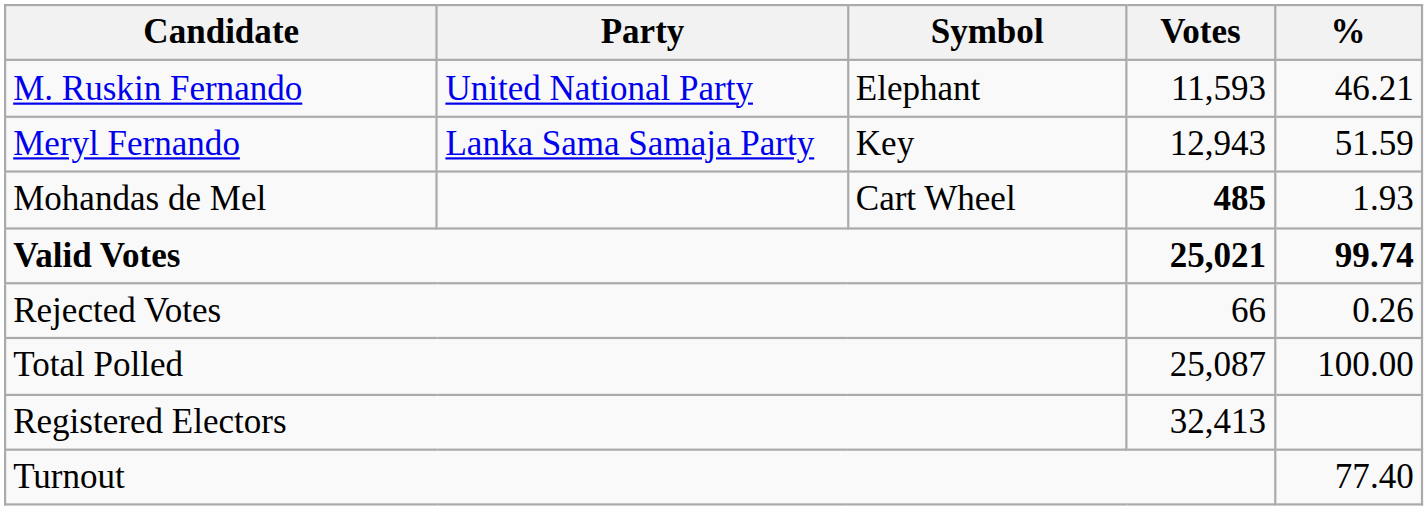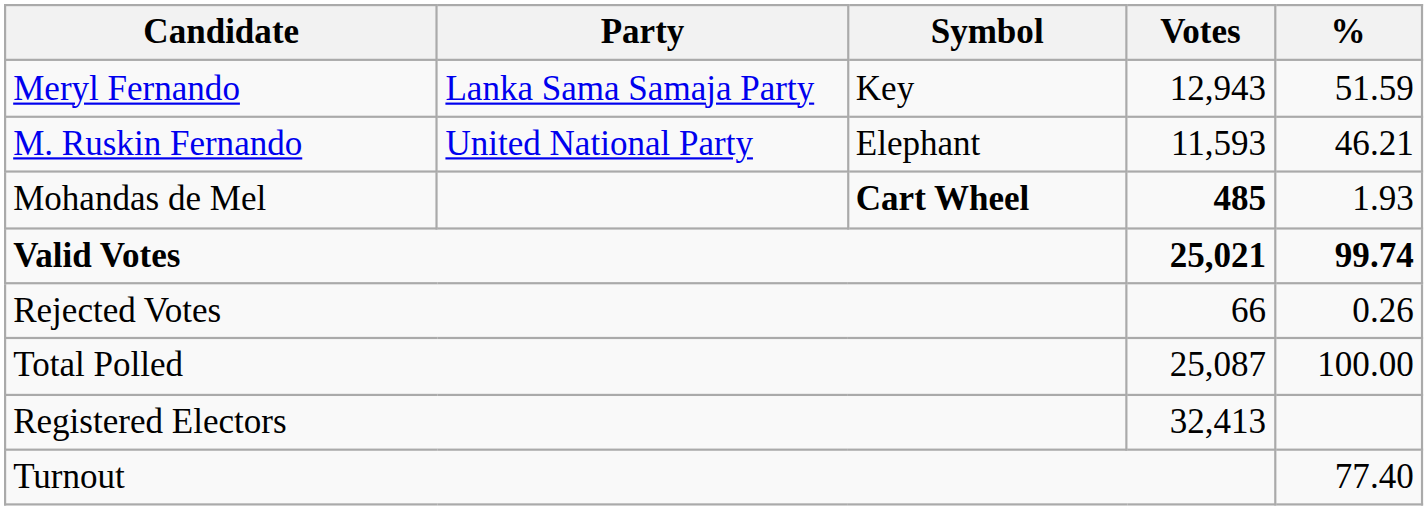rows swapped: (127, 143) <-> (158, 87)
(936, 198) normal -> (943, 198) bold
